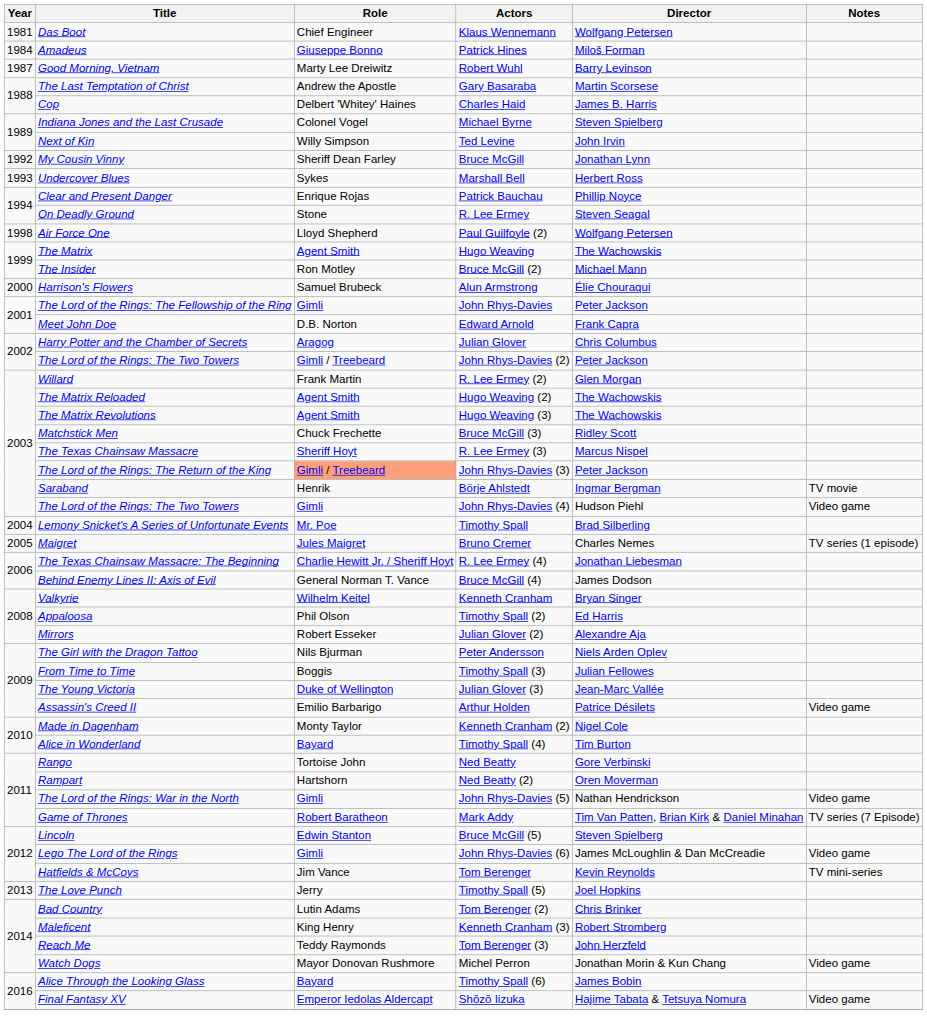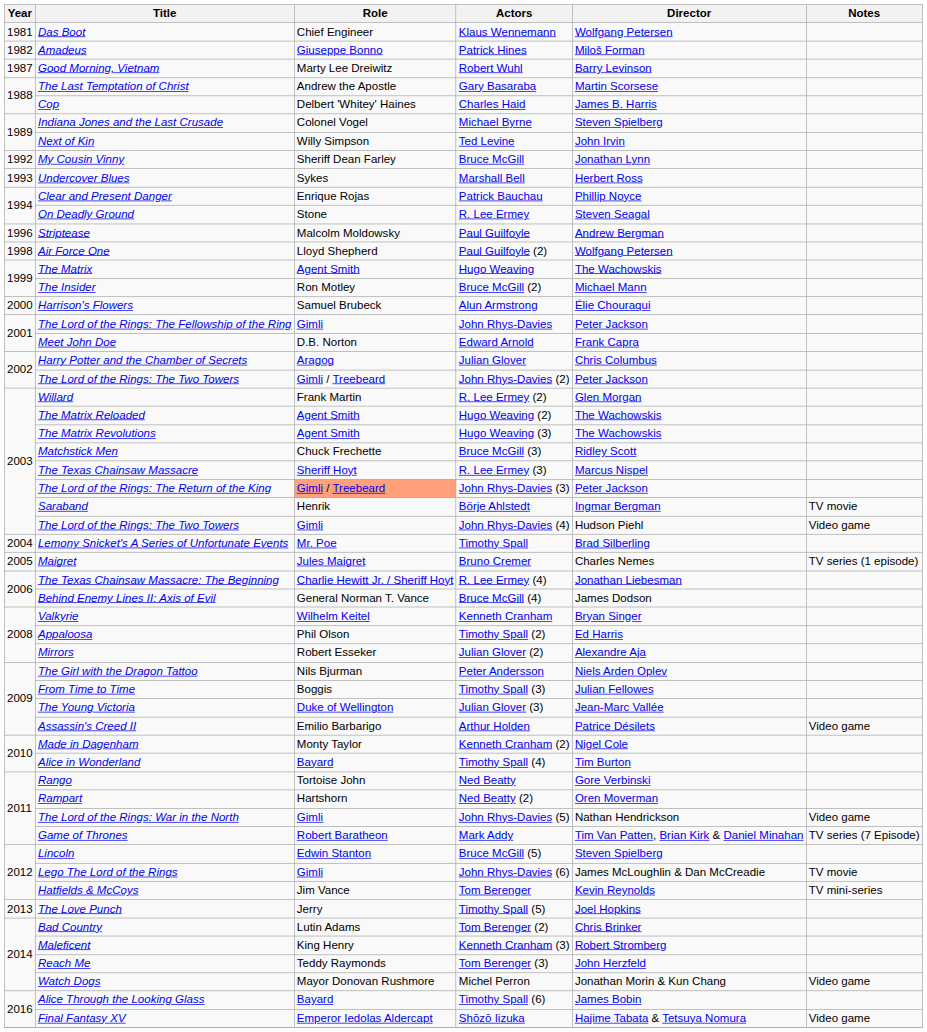(20, 50) 1984 -> (20, 50) 1982
+ row: (494, 232)
(839, 854) Video game -> (833, 872) TV movie
